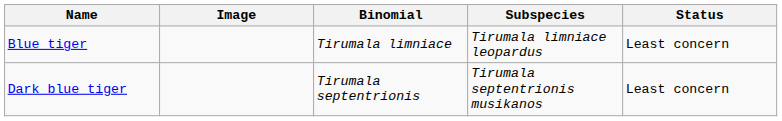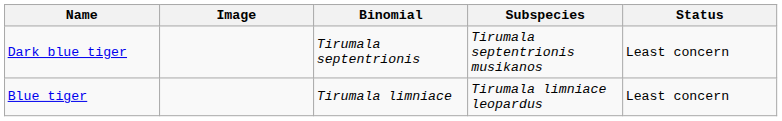rows swapped: (47, 45) <-> (67, 89)
